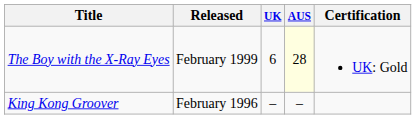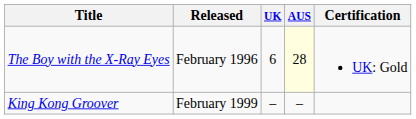(217, 59) February 1999 -> (217, 59) February 1996
(217, 103) February 1996 -> (217, 103) February 1999
